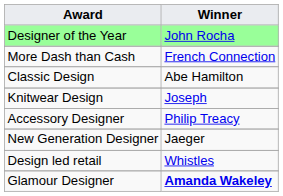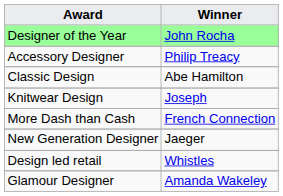rows swapped: (71, 56) <-> (66, 118)
(218, 181) bold -> (216, 181) normal
